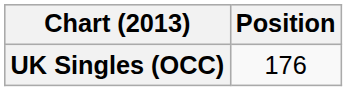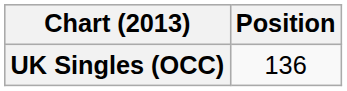(286, 64) 176 -> (286, 64) 136
